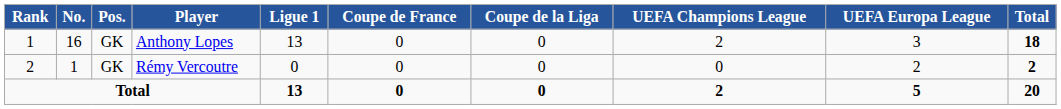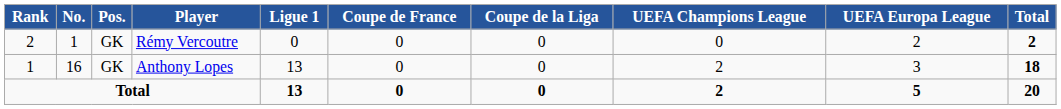rows swapped: (185, 41) <-> (187, 66)
